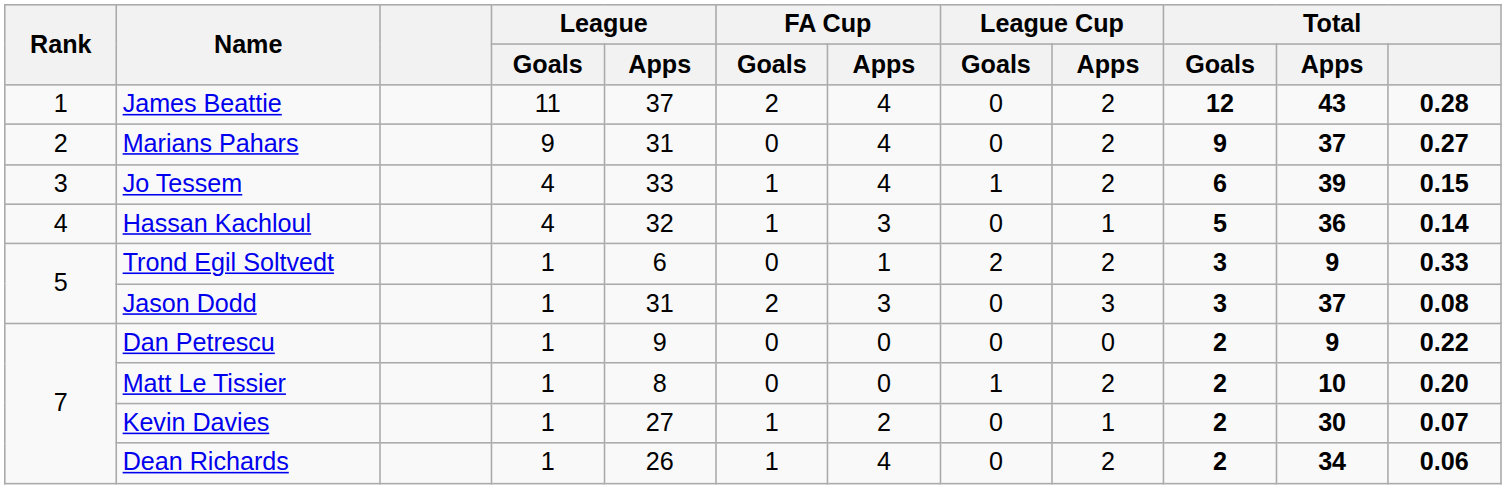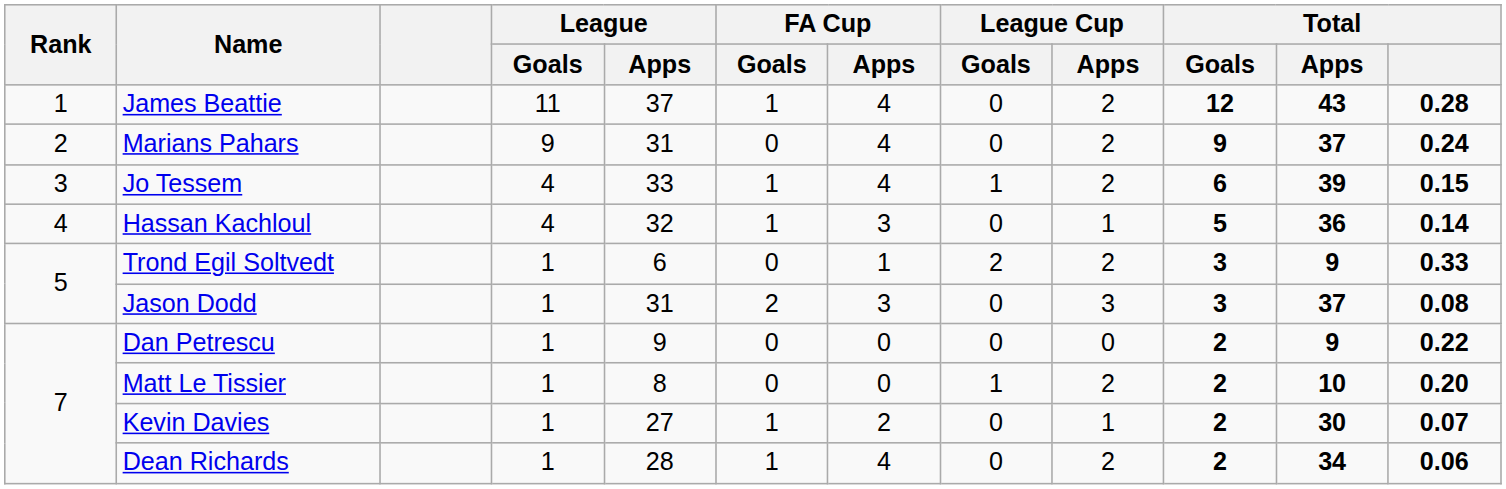(772, 104) 2 -> (772, 104) 1
(1444, 143) 0.27 -> (1444, 143) 0.24
(660, 462) 26 -> (660, 462) 28
